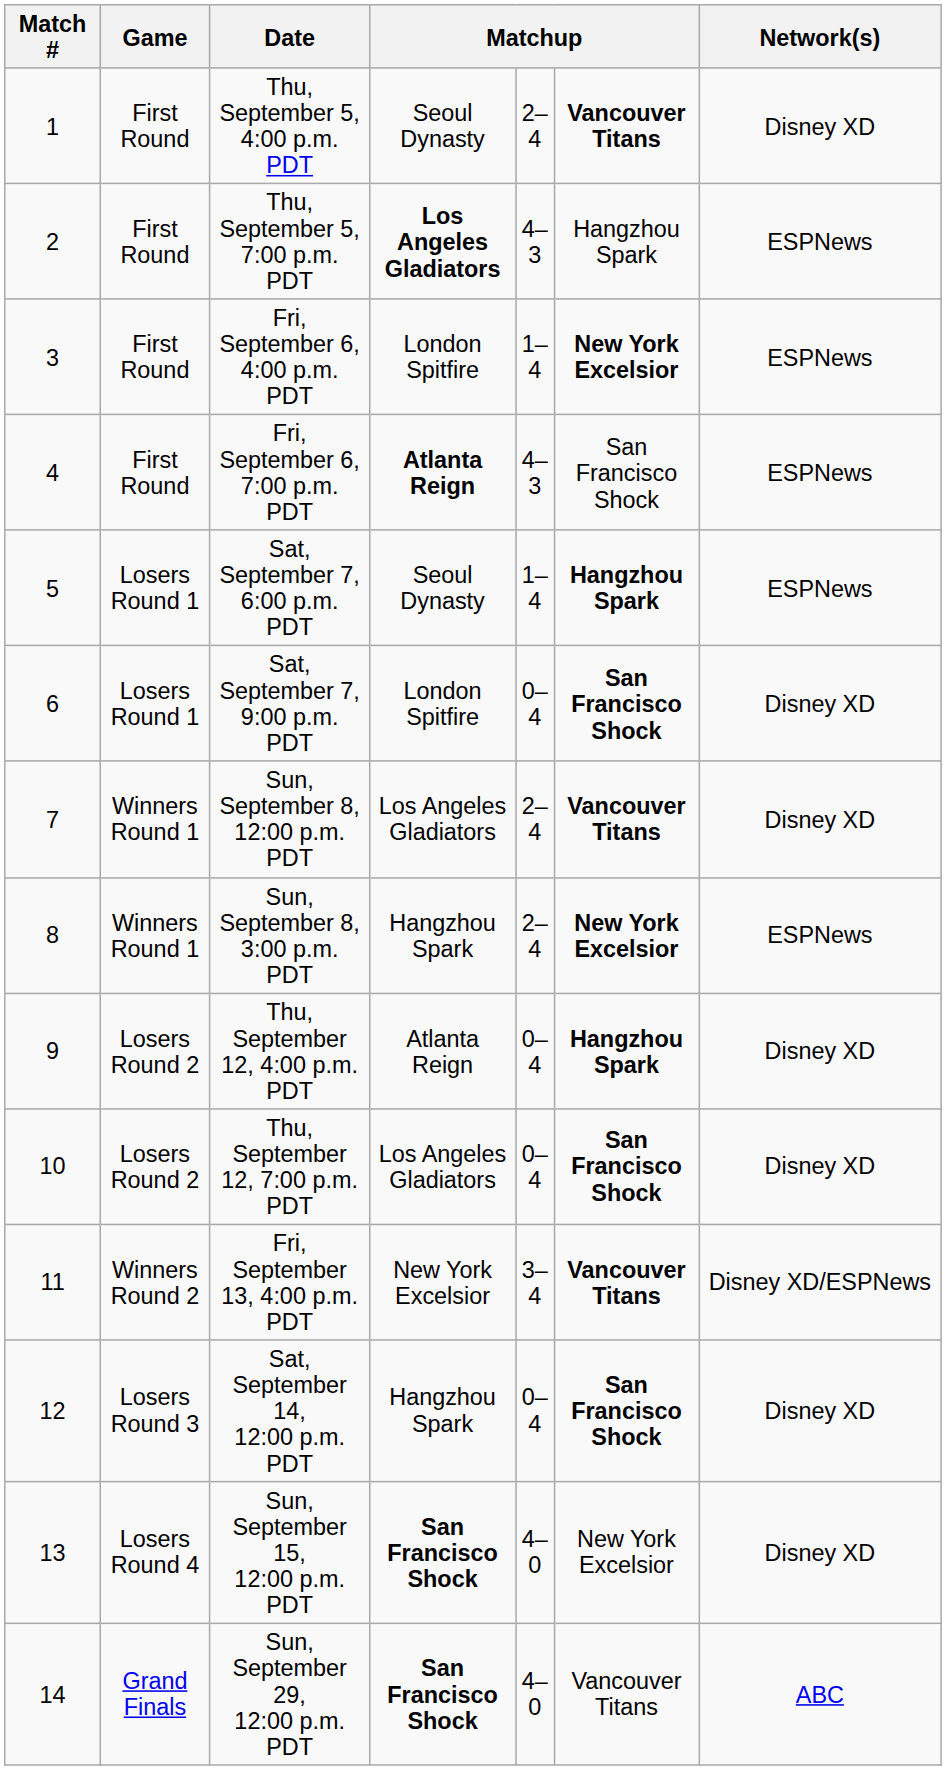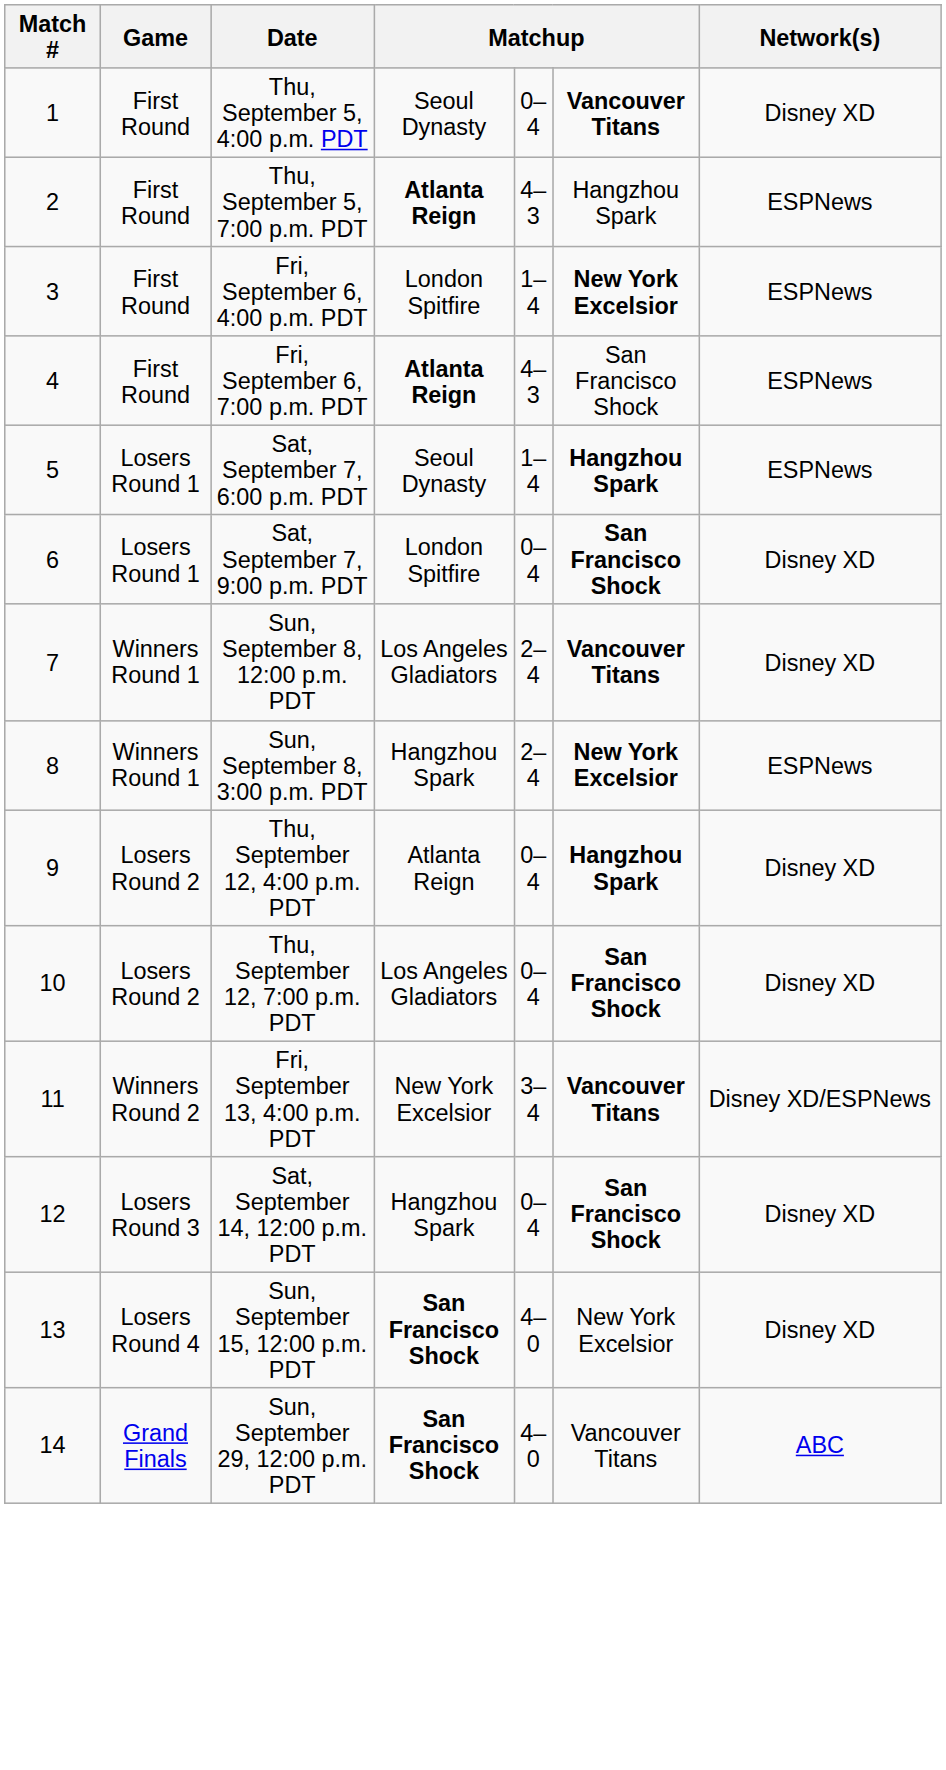(535, 126) 2–4 -> (533, 113) 0–4
(443, 242) Los Angeles Gladiators -> (444, 202) Atlanta Reign
